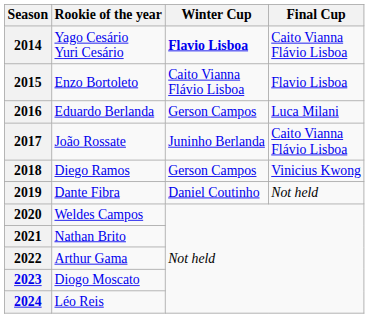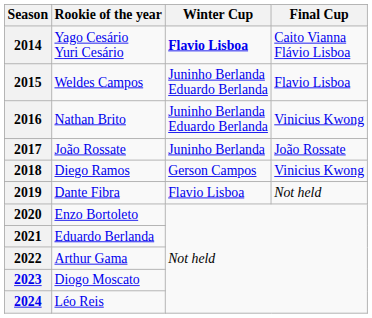(96, 82) Enzo Bortoleto -> (99, 82) Weldes Campos
(206, 82) Caito Vianna Flávio Lisboa -> (218, 82) Juninho Berlanda Eduardo Berlanda
(104, 111) Eduardo Berlanda -> (90, 119) Nathan Brito
(212, 111) Gerson Campos -> (218, 119) Juninho Berlanda Eduardo Berlanda
(305, 111) Luca Milani -> (319, 119) Vinicius Kwong
(309, 141) Caito Vianna Flávio Lisboa -> (310, 149) João Rossate
(214, 192) Daniel Coutinho -> (206, 192) Flavio Lisboa
(99, 214) Weldes Campos -> (96, 214) Enzo Bortoleto
(90, 236) Nathan Brito -> (104, 236) Eduardo Berlanda
